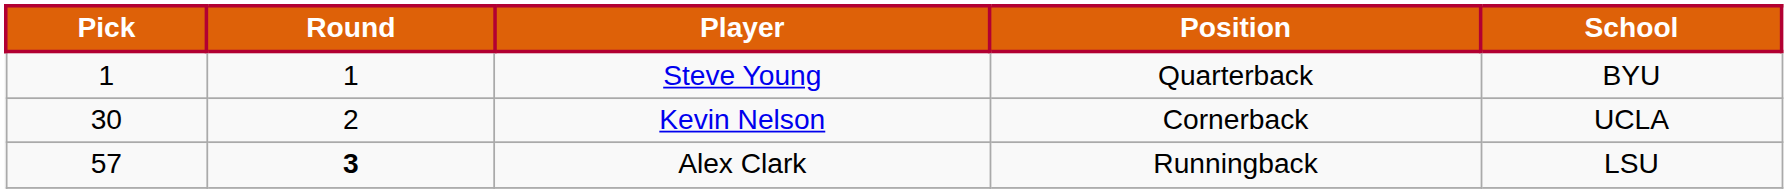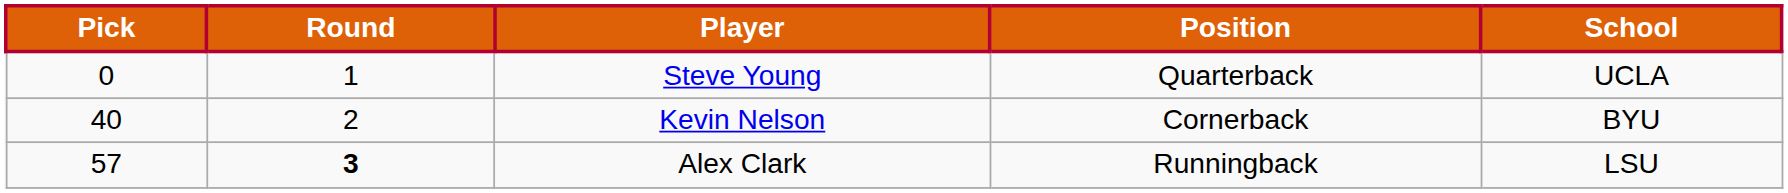(106, 75) 1 -> (106, 75) 0
(1632, 75) BYU -> (1632, 75) UCLA
(106, 119) 30 -> (106, 119) 40
(1632, 119) UCLA -> (1632, 119) BYU
